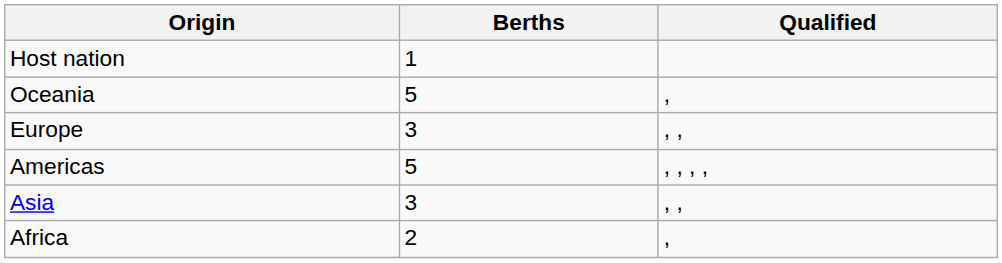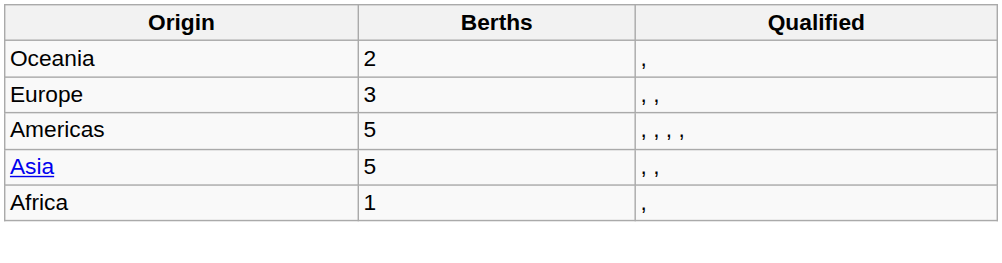- row: (67, 58)
(411, 94) 5 -> (370, 58) 2
(411, 202) 3 -> (370, 166) 5
(411, 238) 2 -> (370, 202) 1
